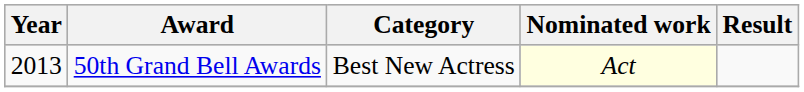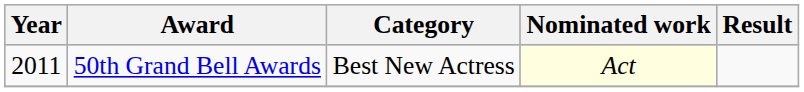(36, 65) 2013 -> (36, 65) 2011
